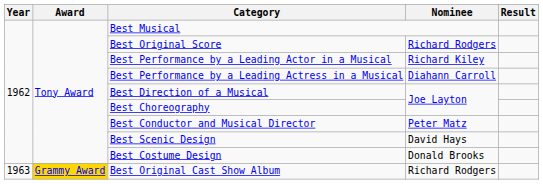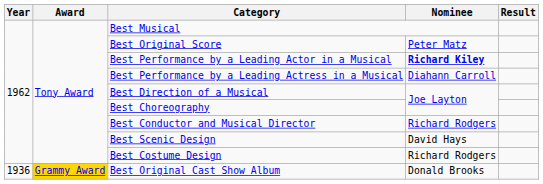(452, 44) Richard Rodgers -> (437, 44) Peter Matz
(446, 60) normal -> (446, 60) bold
(437, 124) Peter Matz -> (452, 124) Richard Rodgers
(446, 155) Donald Brooks -> (452, 155) Richard Rodgers
(18, 171) 1963 -> (18, 171) 1936
(452, 171) Richard Rodgers -> (446, 171) Donald Brooks
